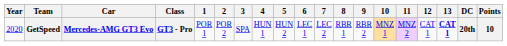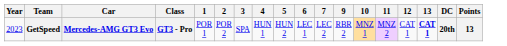- column: (344, 10)
(14, 29) 2020 -> (14, 29) 2023
(490, 29) 10 -> (470, 29) 13
